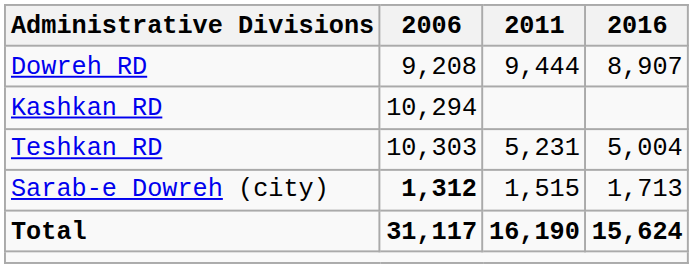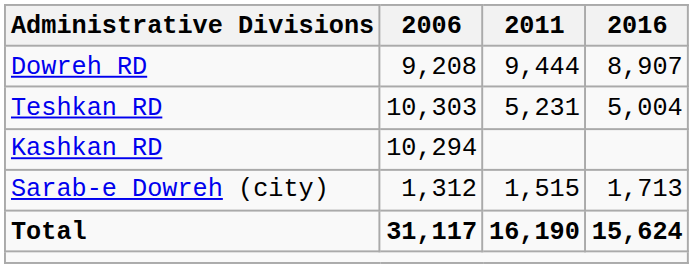rows swapped: (87, 108) <-> (87, 149)
(439, 190) bold -> (439, 190) normal
